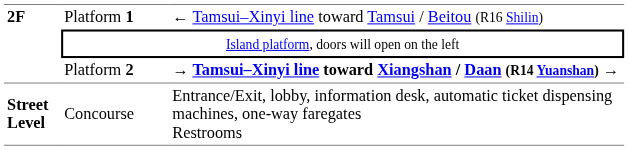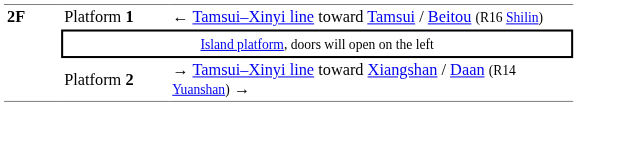(396, 70) bold -> (344, 79) normal
- row: (99, 114)
